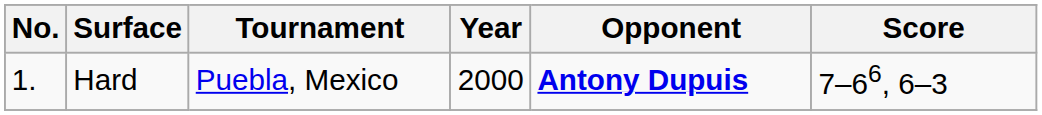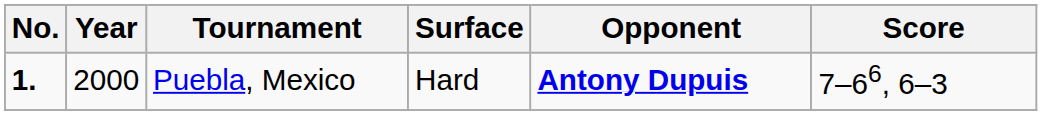columns swapped: (491, 28) <-> (128, 28)
(24, 80) normal -> (24, 80) bold
